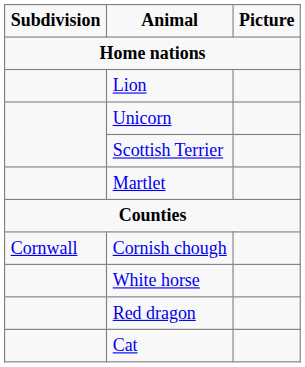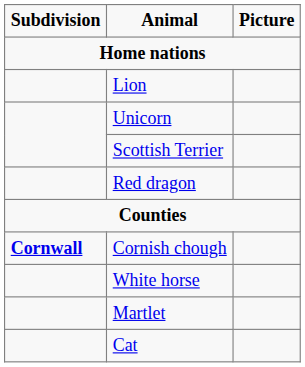rows swapped: (154, 313) <-> (139, 183)
(44, 248) normal -> (47, 248) bold
